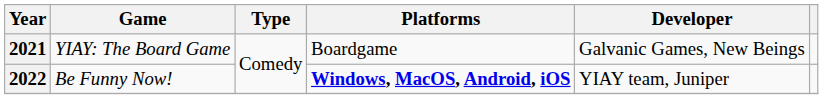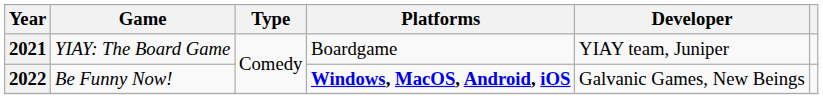(692, 49) Galvanic Games, New Beings -> (654, 49) YIAY team, Juniper
(654, 78) YIAY team, Juniper -> (692, 78) Galvanic Games, New Beings
